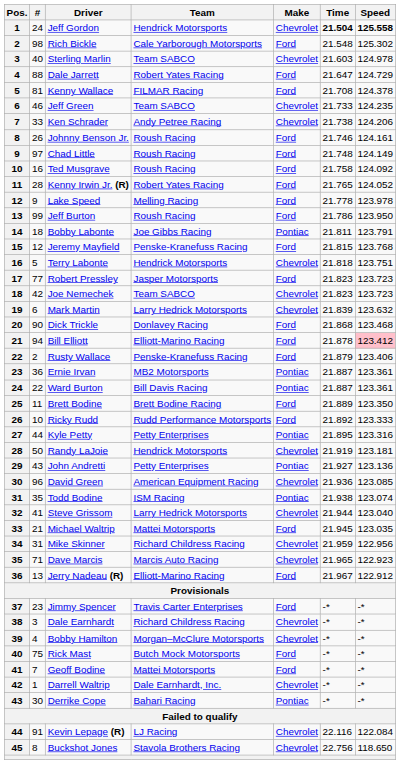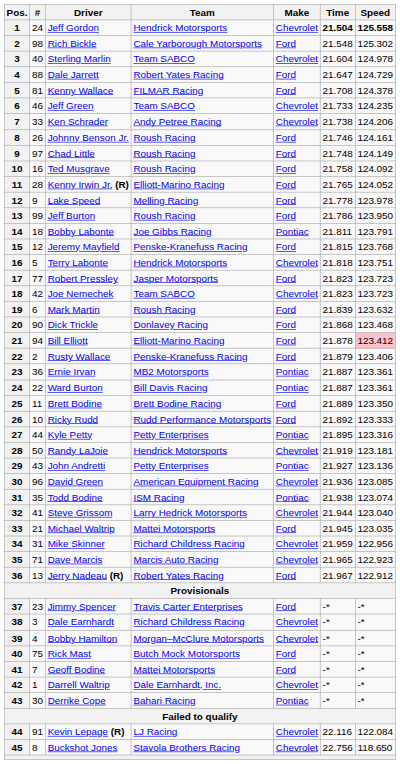(338, 59) 21.603 -> (338, 59) 21.604
(179, 184) Robert Yates Racing -> (179, 184) Elliott-Marino Racing
(190, 310) Larry Hedrick Motorsports -> (164, 310) Roush Racing
(297, 310) Chevrolet -> (286, 310) Ford
(179, 575) Elliott-Marino Racing -> (179, 575) Robert Yates Racing
